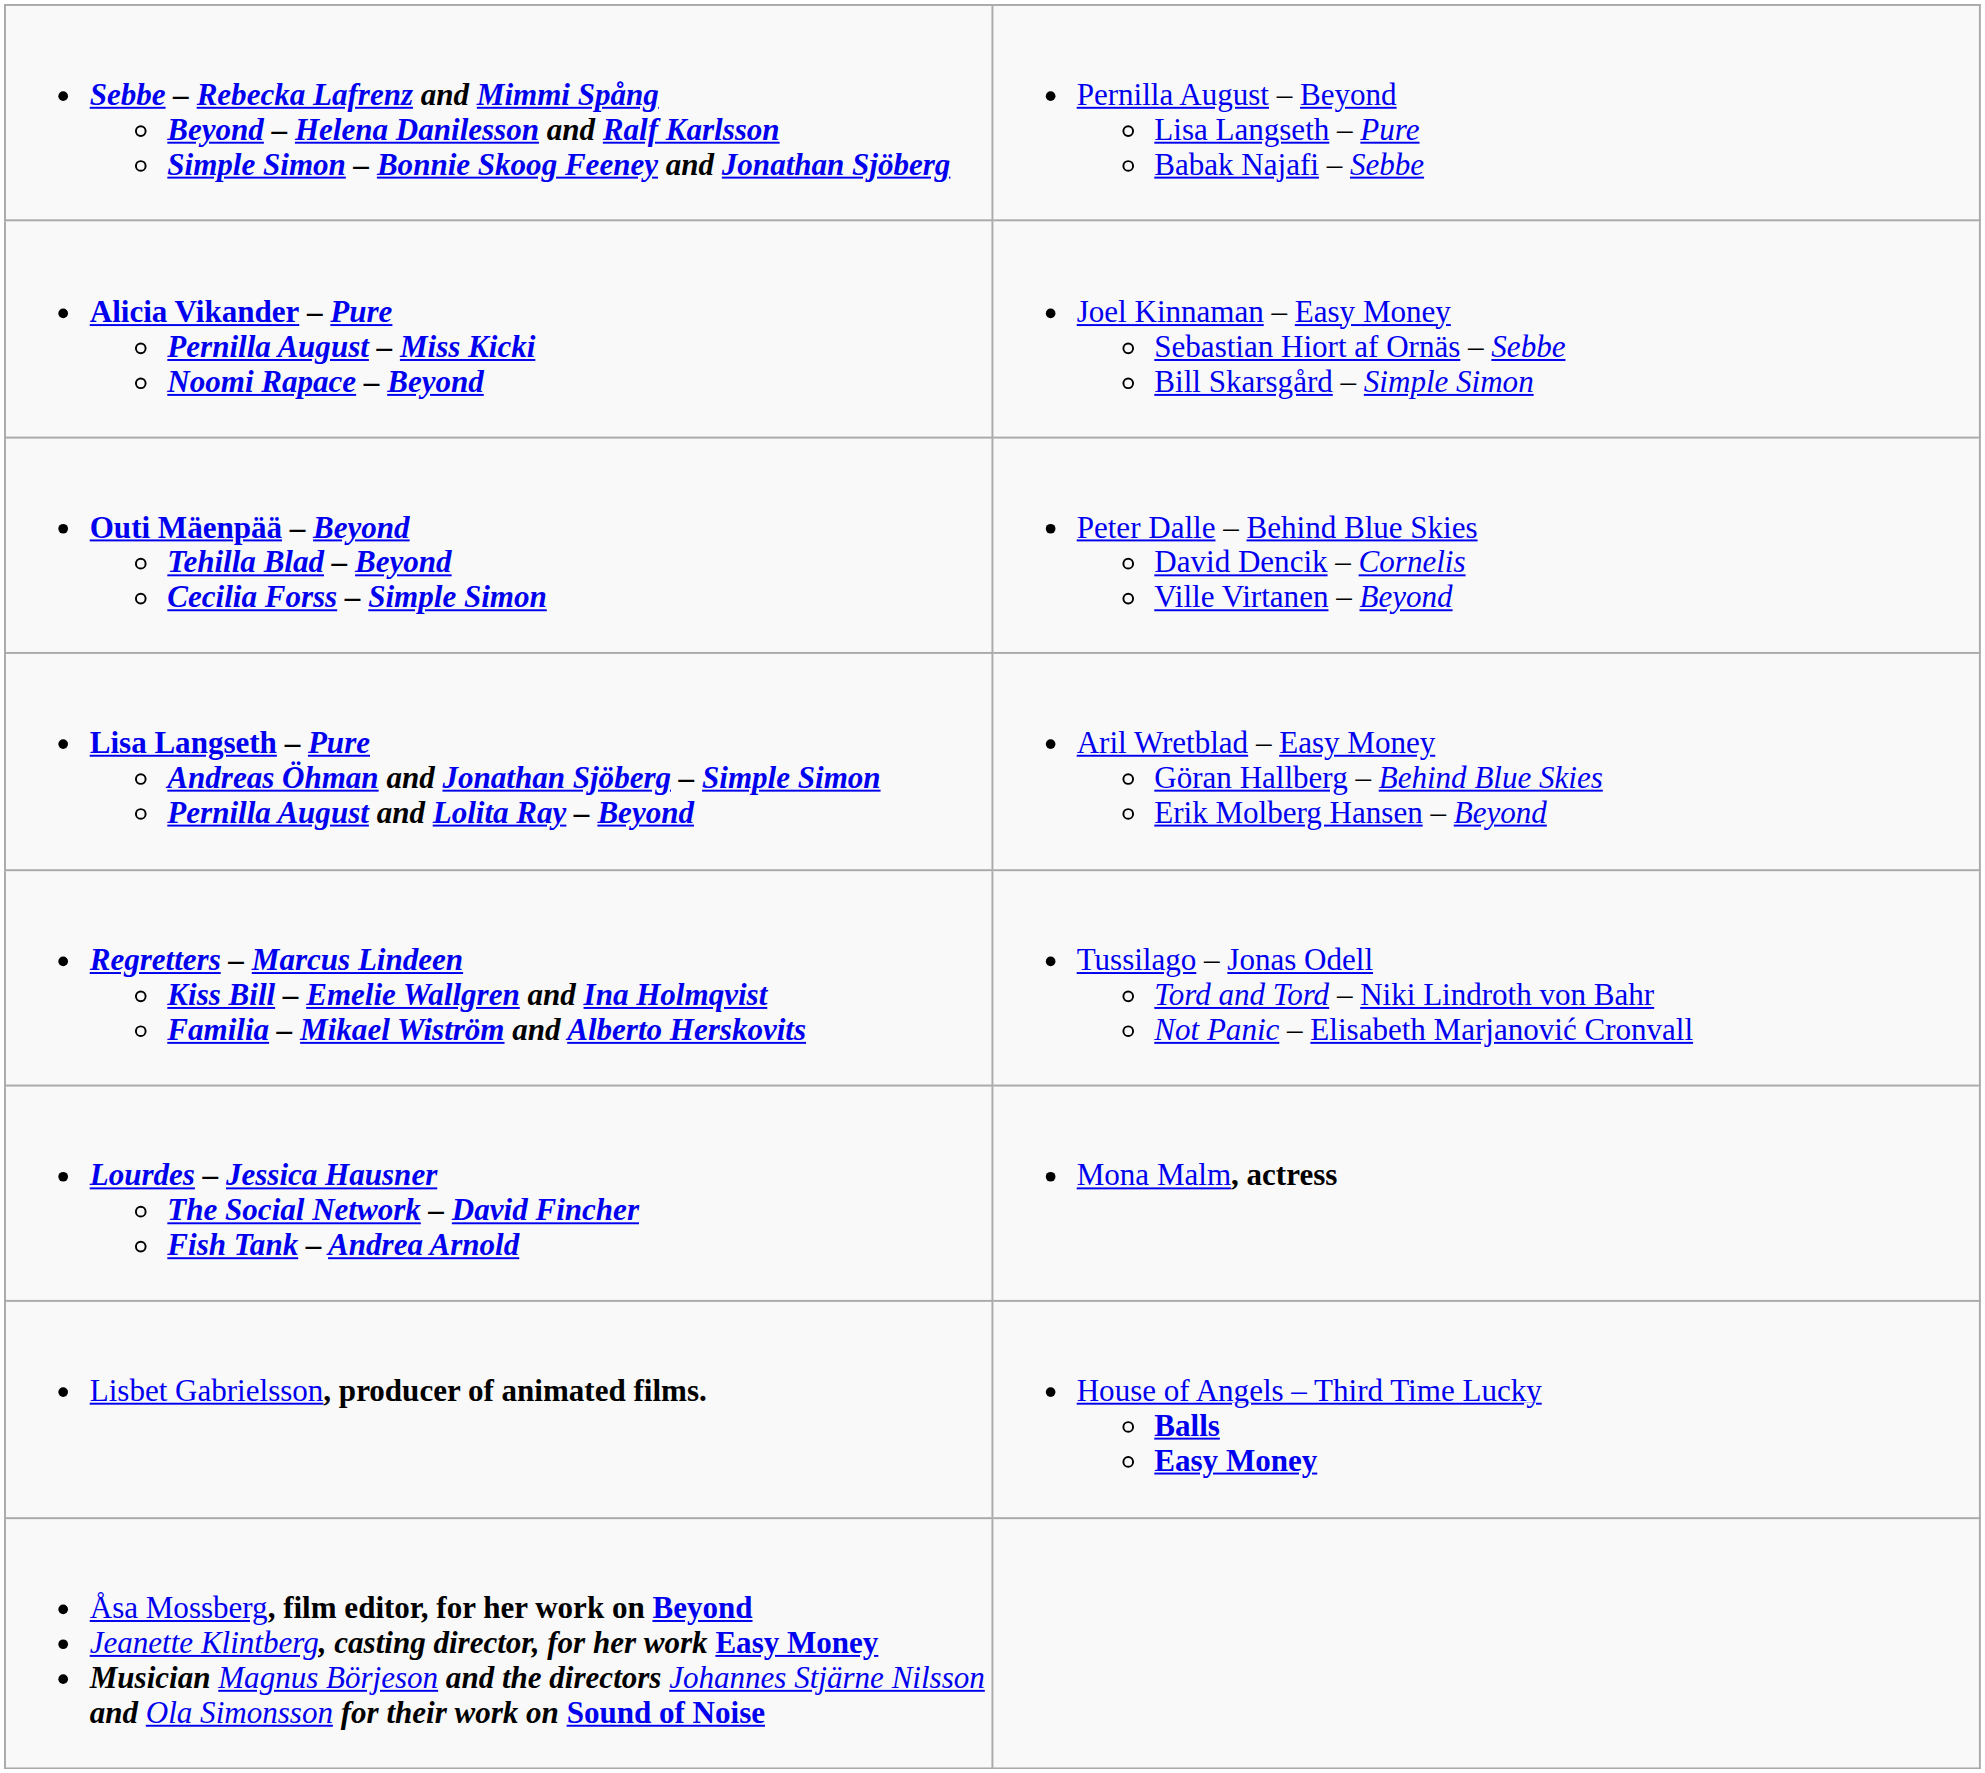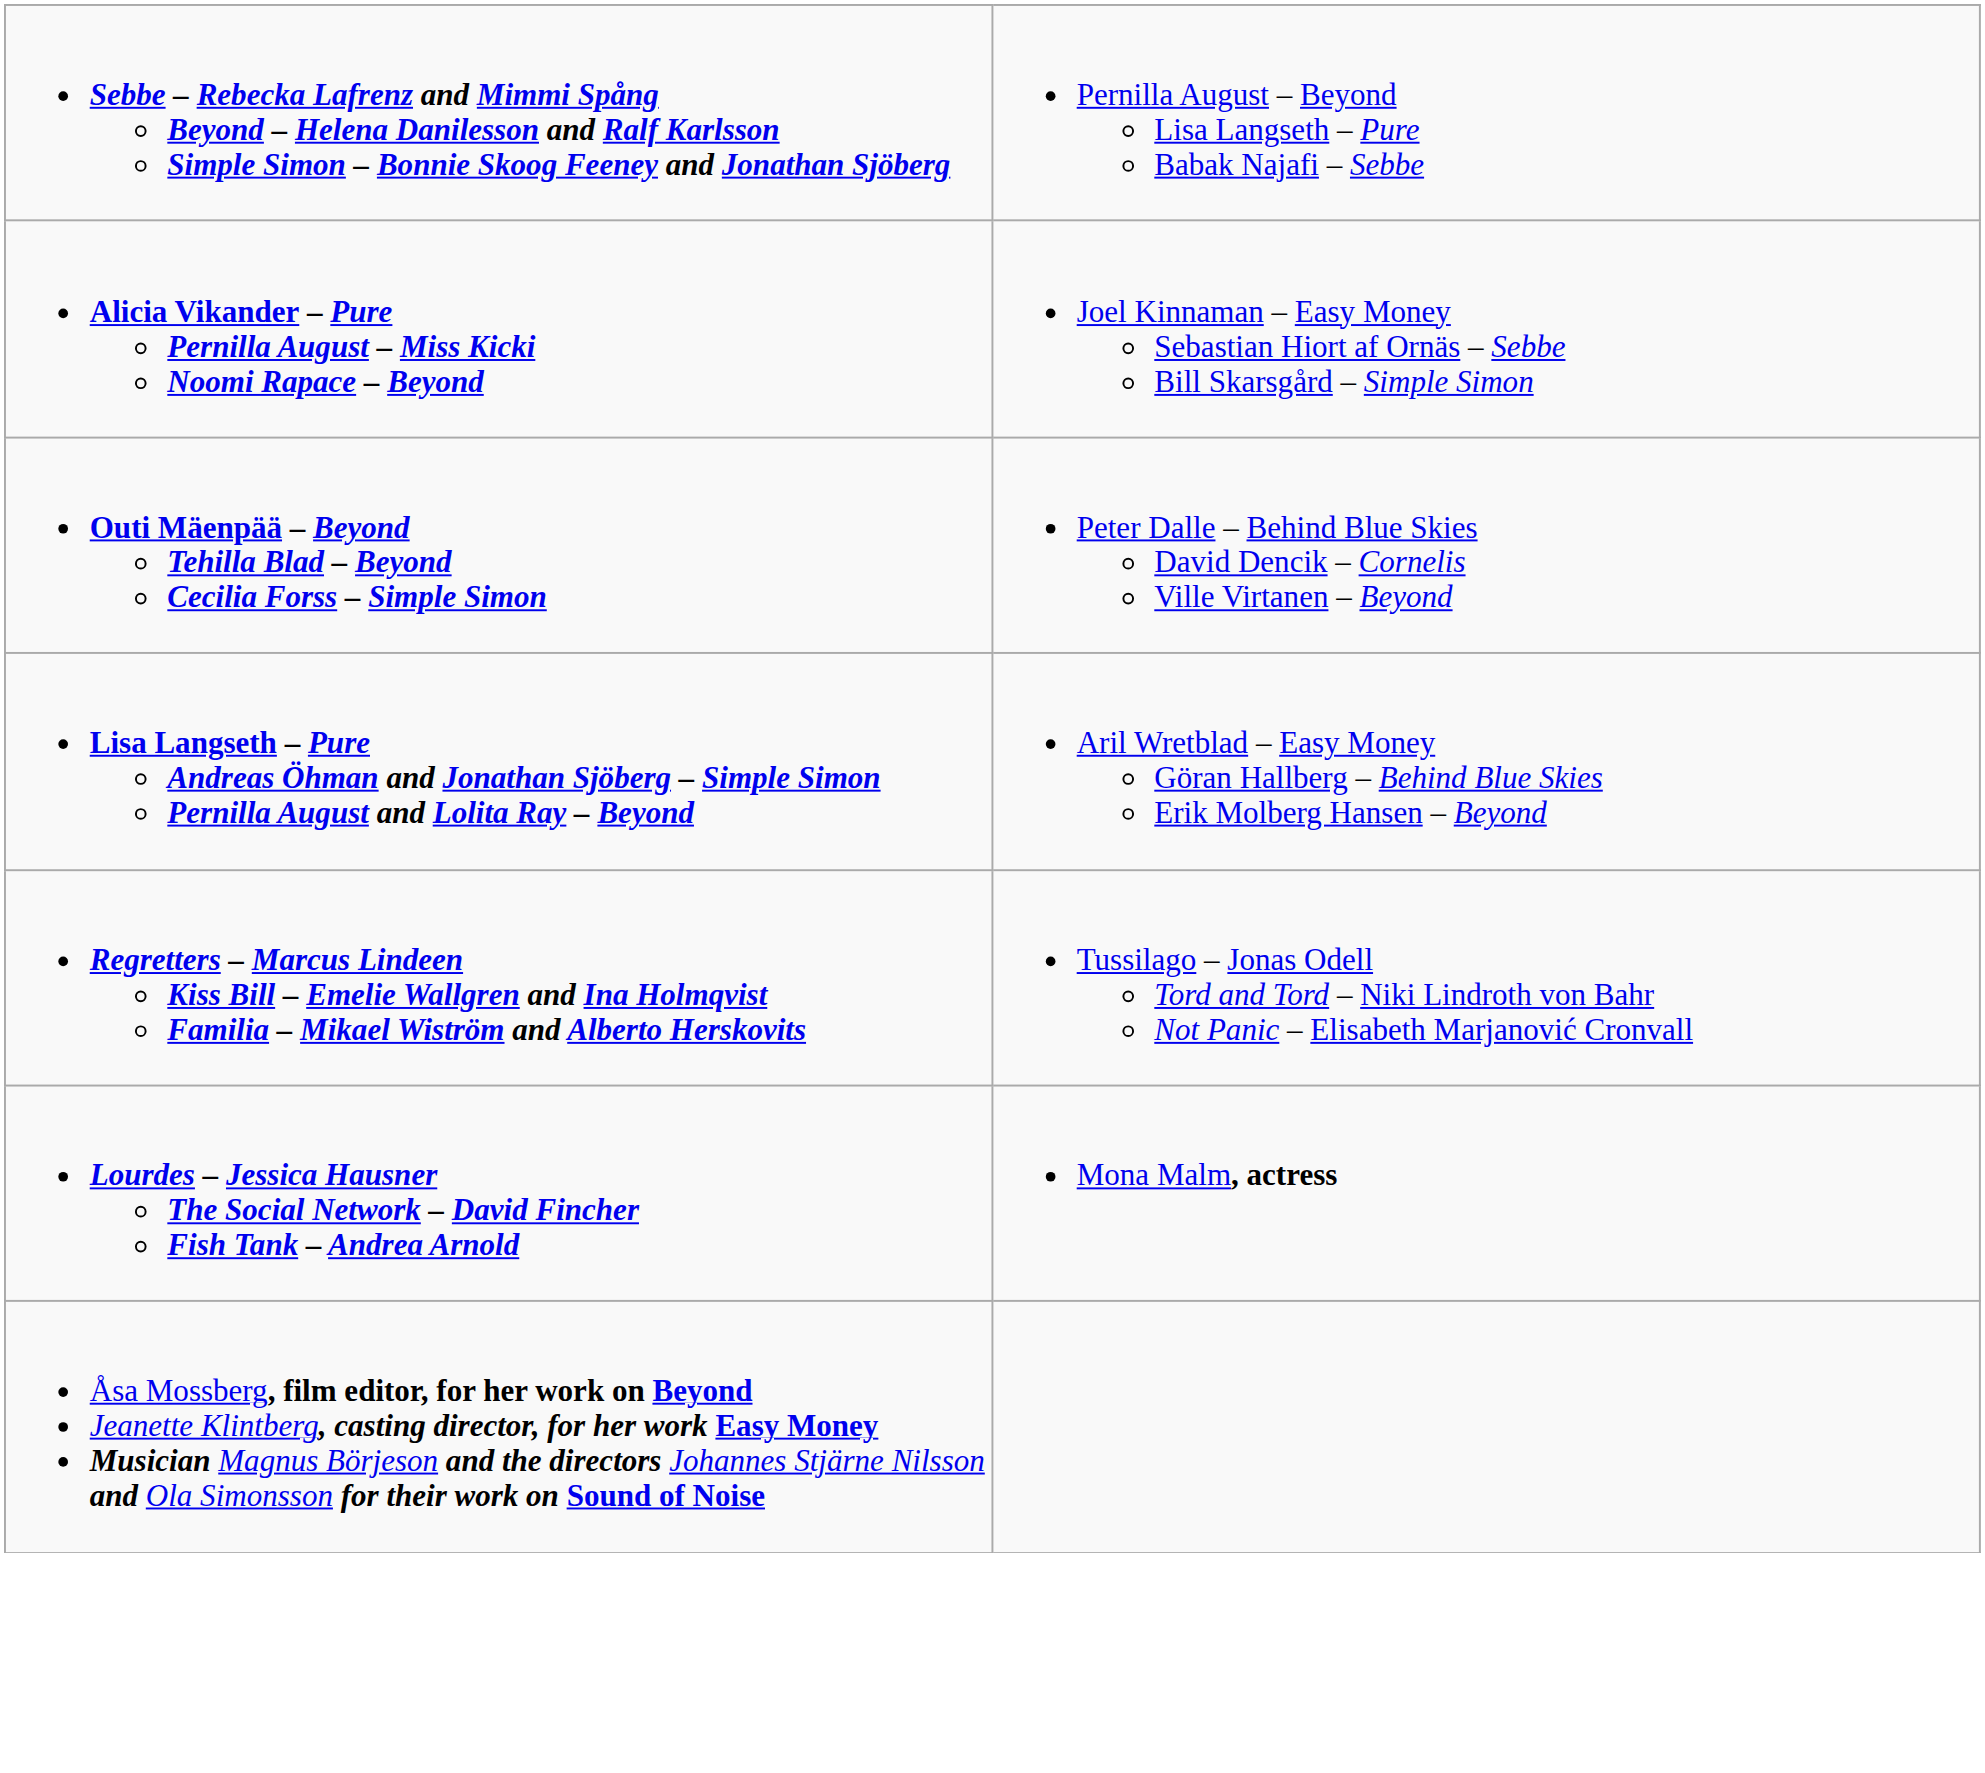- row: (498, 1392)
